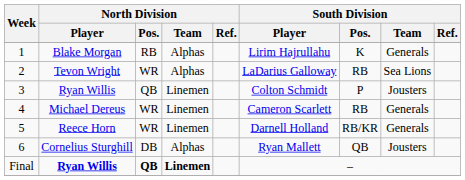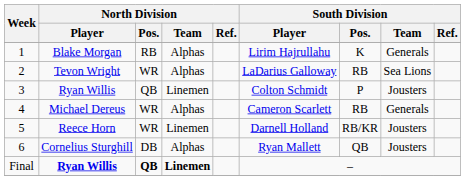(188, 109) Linemen -> (188, 109) Alphas
(407, 128) Generals -> (407, 128) Jousters
